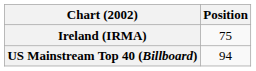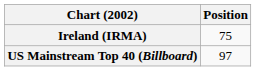(226, 55) 94 -> (226, 55) 97
